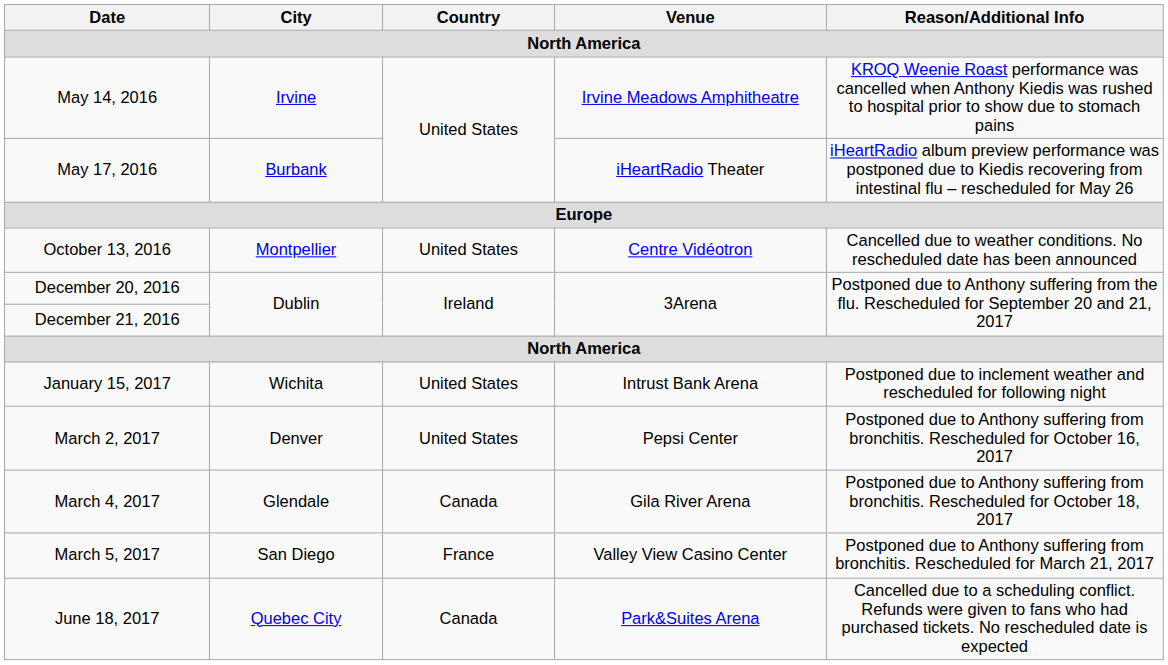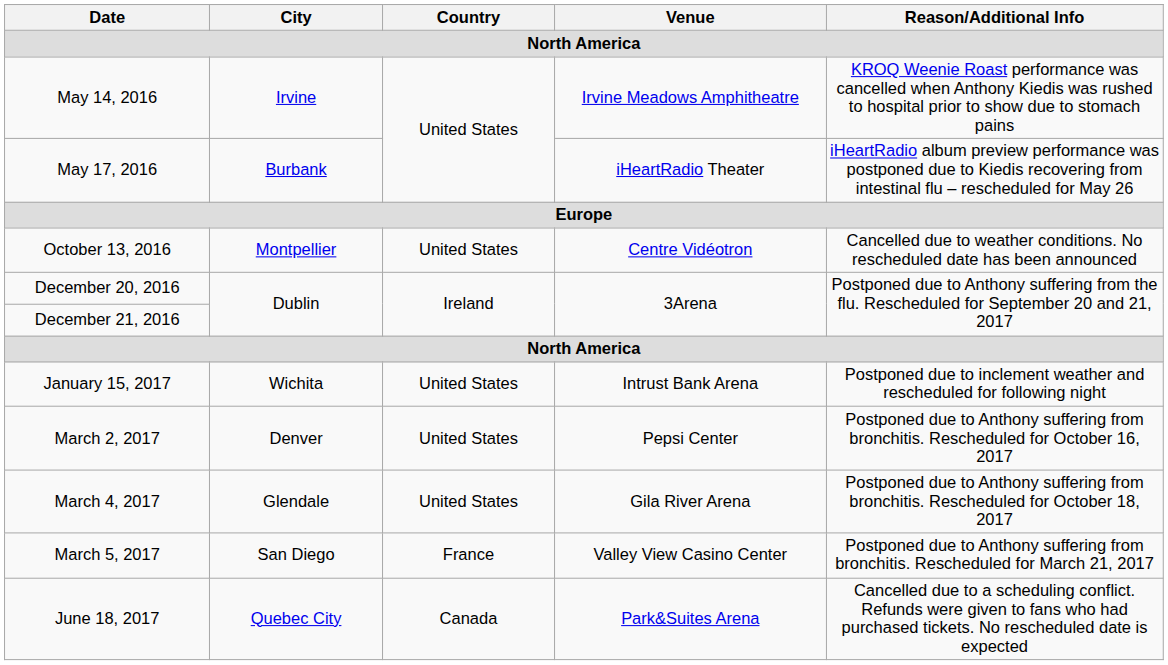(468, 501) Canada -> (468, 501) United States
